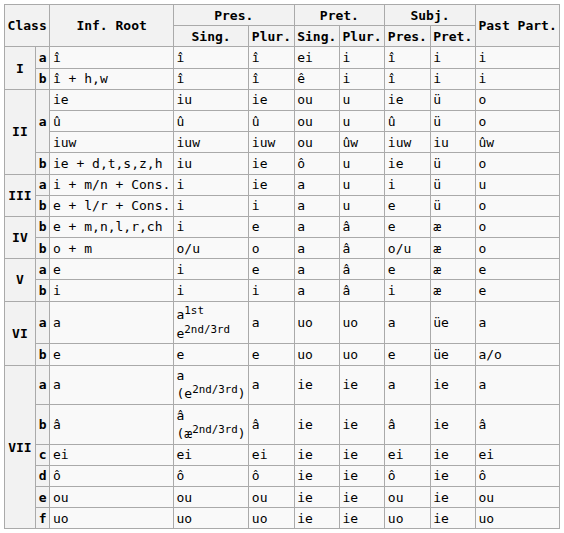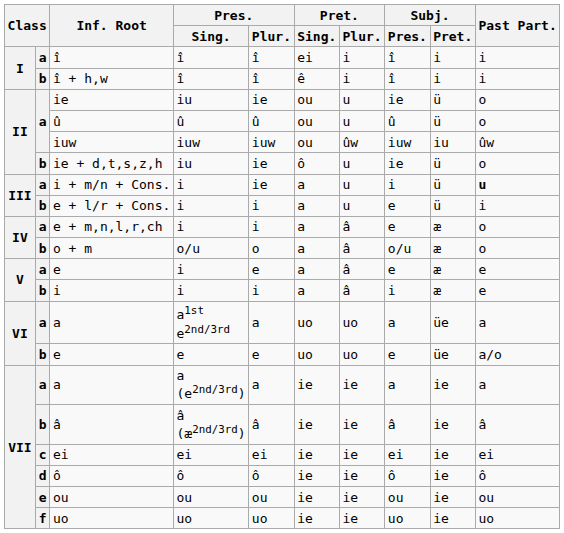(482, 185) normal -> (482, 185) bold
(482, 206) o -> (482, 206) i
(43, 227) b -> (43, 227) a
(256, 227) e -> (256, 227) i
